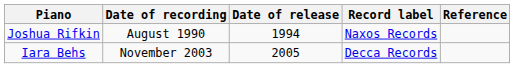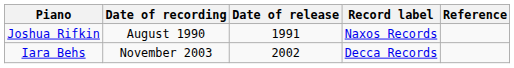(286, 33) 1994 -> (286, 33) 1991
(286, 53) 2005 -> (286, 53) 2002
